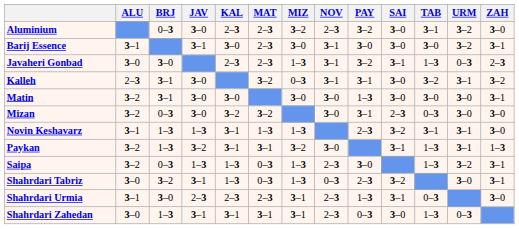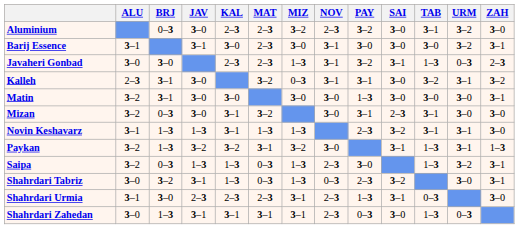(232, 114) 3–2 -> (232, 114) 3–1
(431, 114) 0–3 -> (431, 114) 3–1
(232, 148) 3–1 -> (232, 148) 3–2
